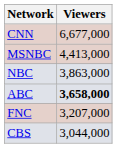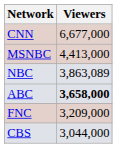(84, 73) 3,863,000 -> (84, 73) 3,863,089
(84, 113) 3,207,000 -> (84, 113) 3,209,000
